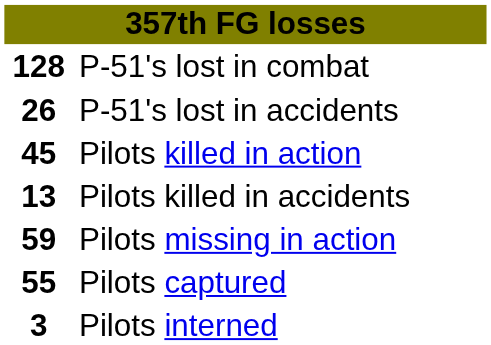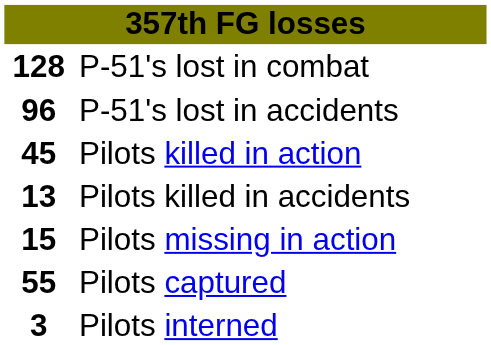(39, 110) 26 -> (39, 110) 96
(39, 239) 59 -> (39, 239) 15
